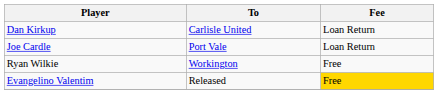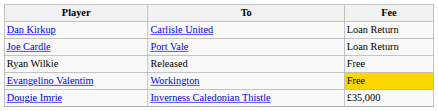(213, 64) Workington -> (169, 64) Released
(207, 81) Released -> (175, 81) Workington
+ row: (34, 98)
